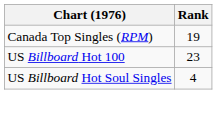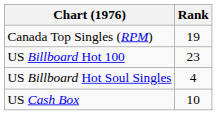+ row: (43, 99)
